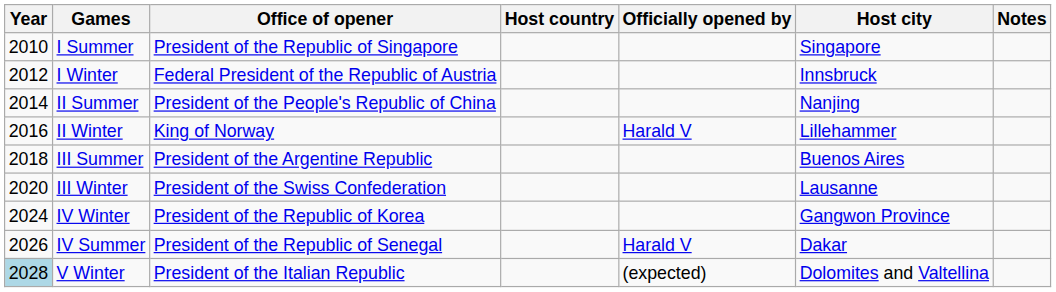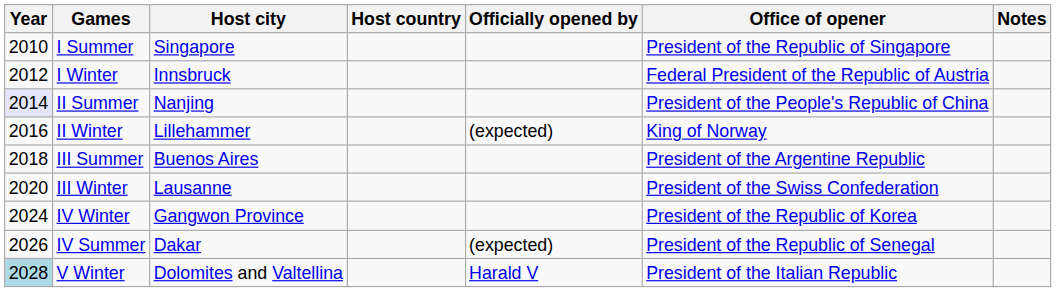columns swapped: (894, 19) <-> (325, 19)
(28, 103) no background -> (28, 103) lavender background
(657, 131) Harald V -> (511, 131) (expected)
(657, 244) Harald V -> (511, 244) (expected)
(665, 272) (expected) -> (504, 272) Harald V
